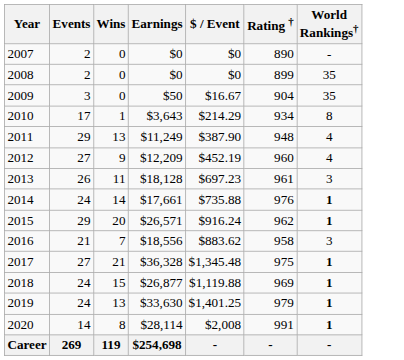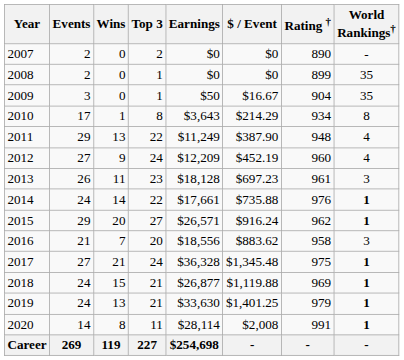+ column: (147, 24)
